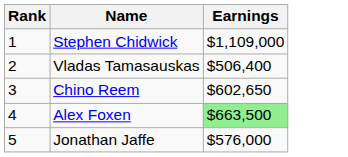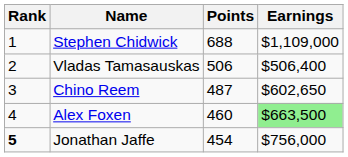+ column: (230, 16)
(12, 139) normal -> (12, 139) bold
(239, 139) $576,000 -> (294, 139) $756,000
